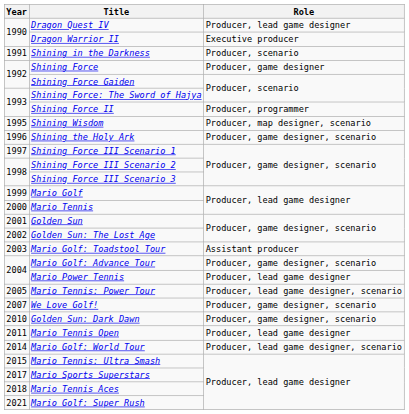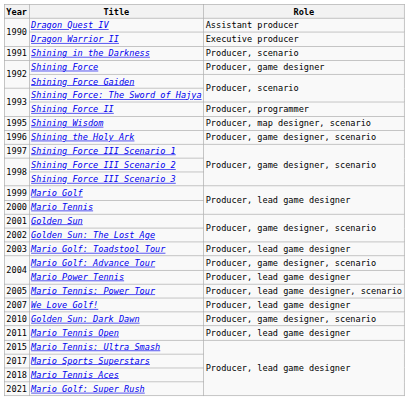(278, 25) Producer, lead game designer -> (252, 25) Assistant producer
(252, 249) Assistant producer -> (278, 249) Producer, lead game designer
(291, 305) Producer, game designer, scenario -> (278, 305) Producer, lead game designer
- row: (88, 347)
